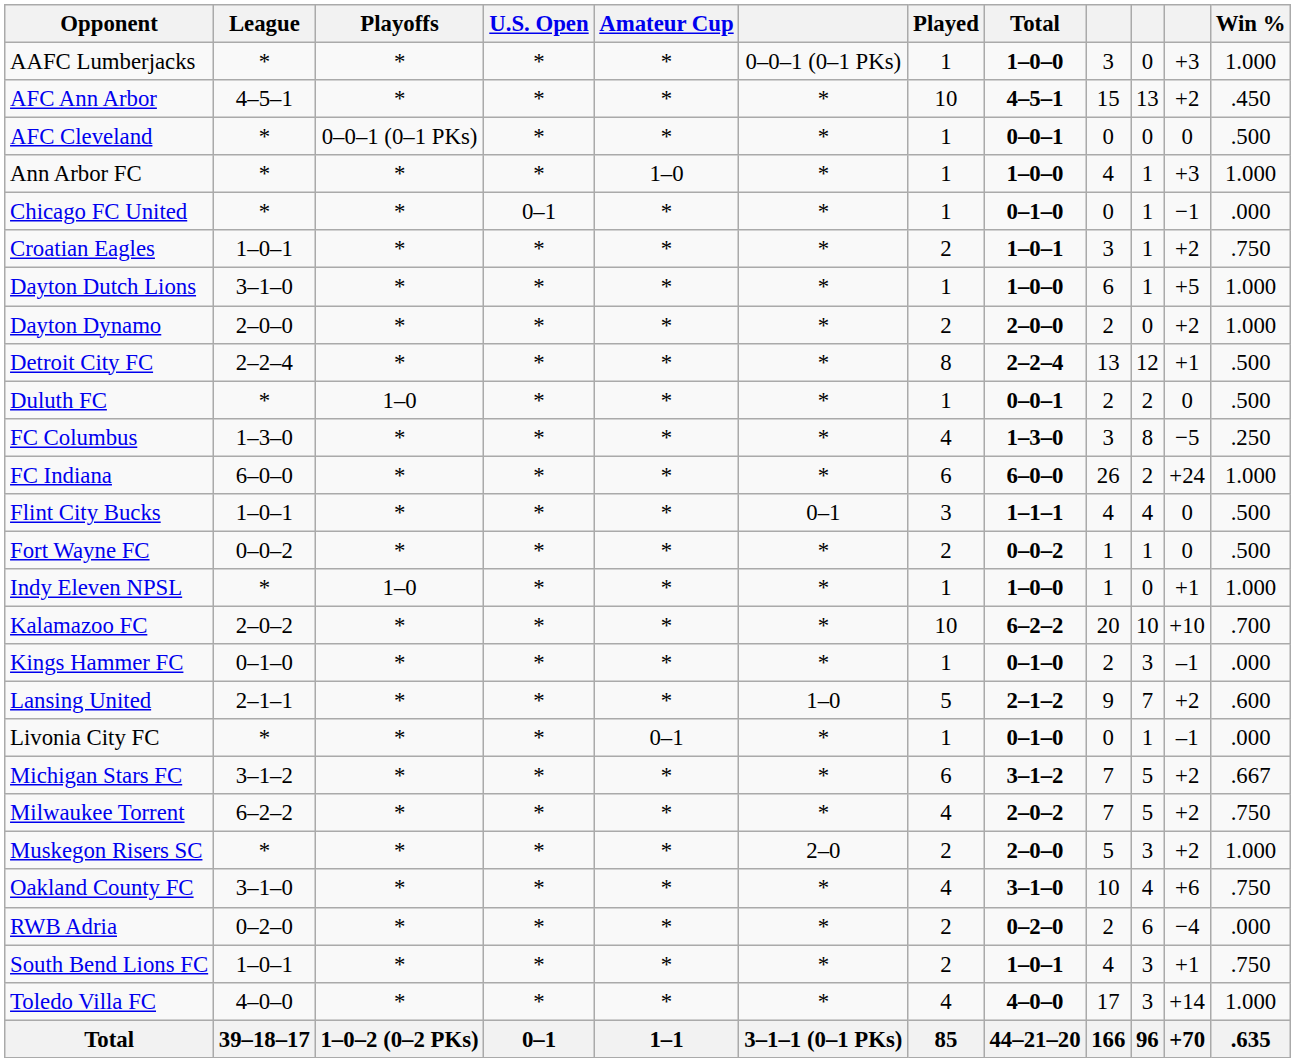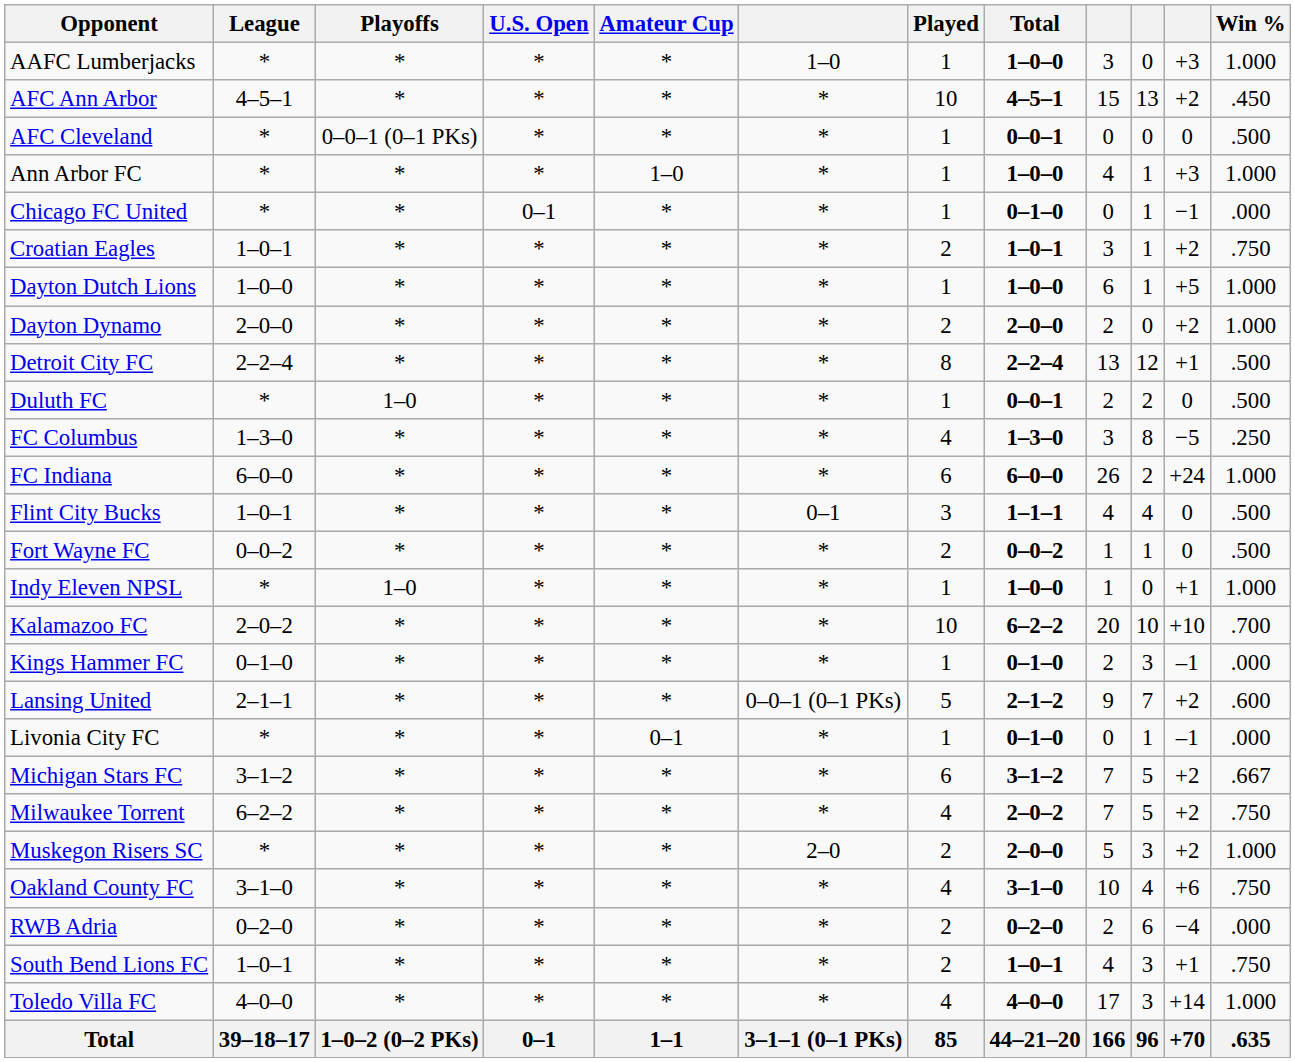(823, 61) 0–0–1 (0–1 PKs) -> (823, 61) 1–0
(264, 286) 3–1–0 -> (264, 286) 1–0–0
(823, 700) 1–0 -> (823, 700) 0–0–1 (0–1 PKs)
